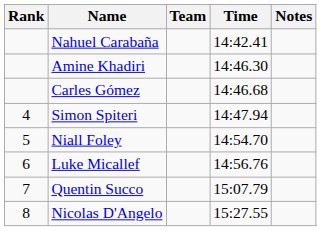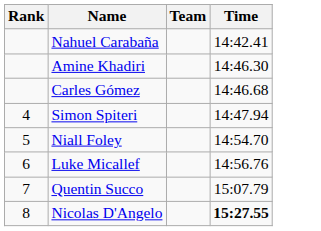- column: (294, 16)
(241, 213) normal -> (241, 213) bold
